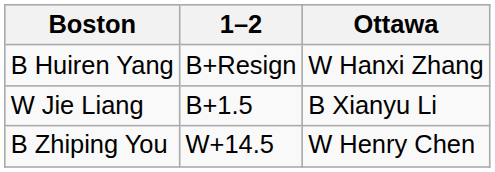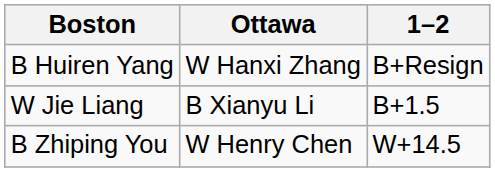columns swapped: (241, 24) <-> (396, 24)
